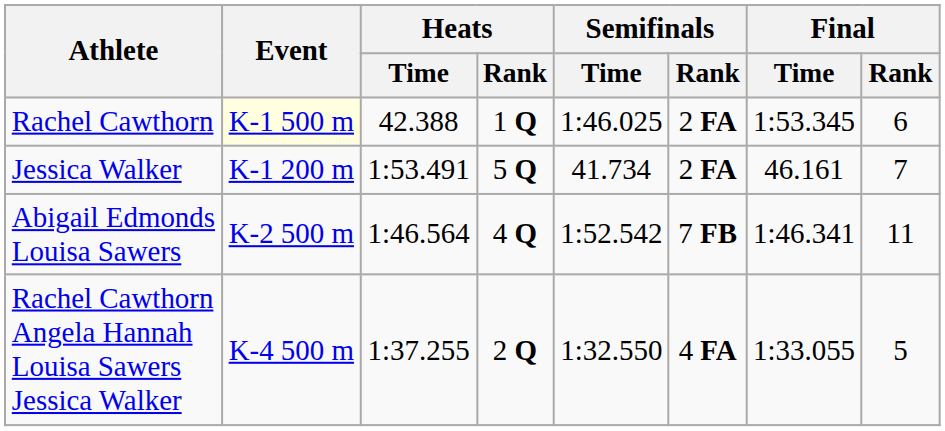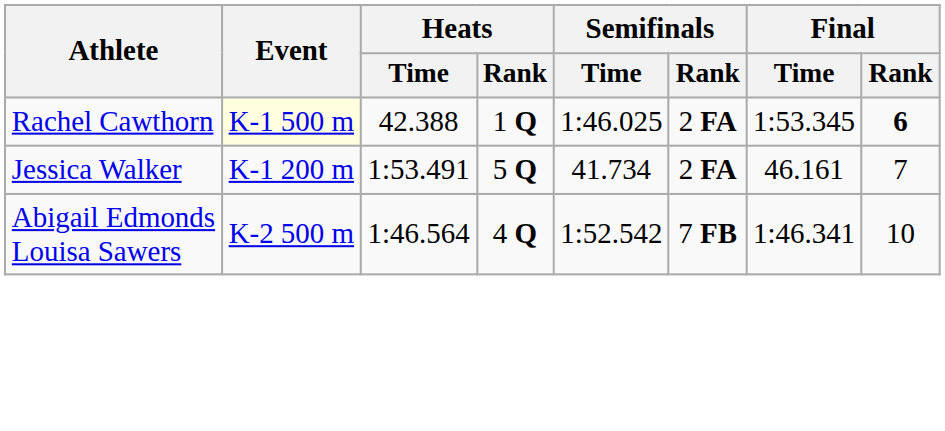(900, 121) normal -> (900, 121) bold
(900, 234) 11 -> (900, 234) 10
- row: (113, 350)
